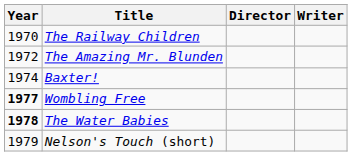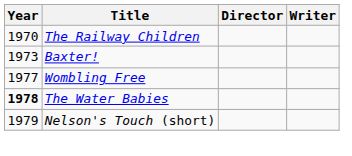- row: (134, 57)
(23, 78) 1974 -> (23, 57) 1973
(23, 99) bold -> (23, 78) normal
